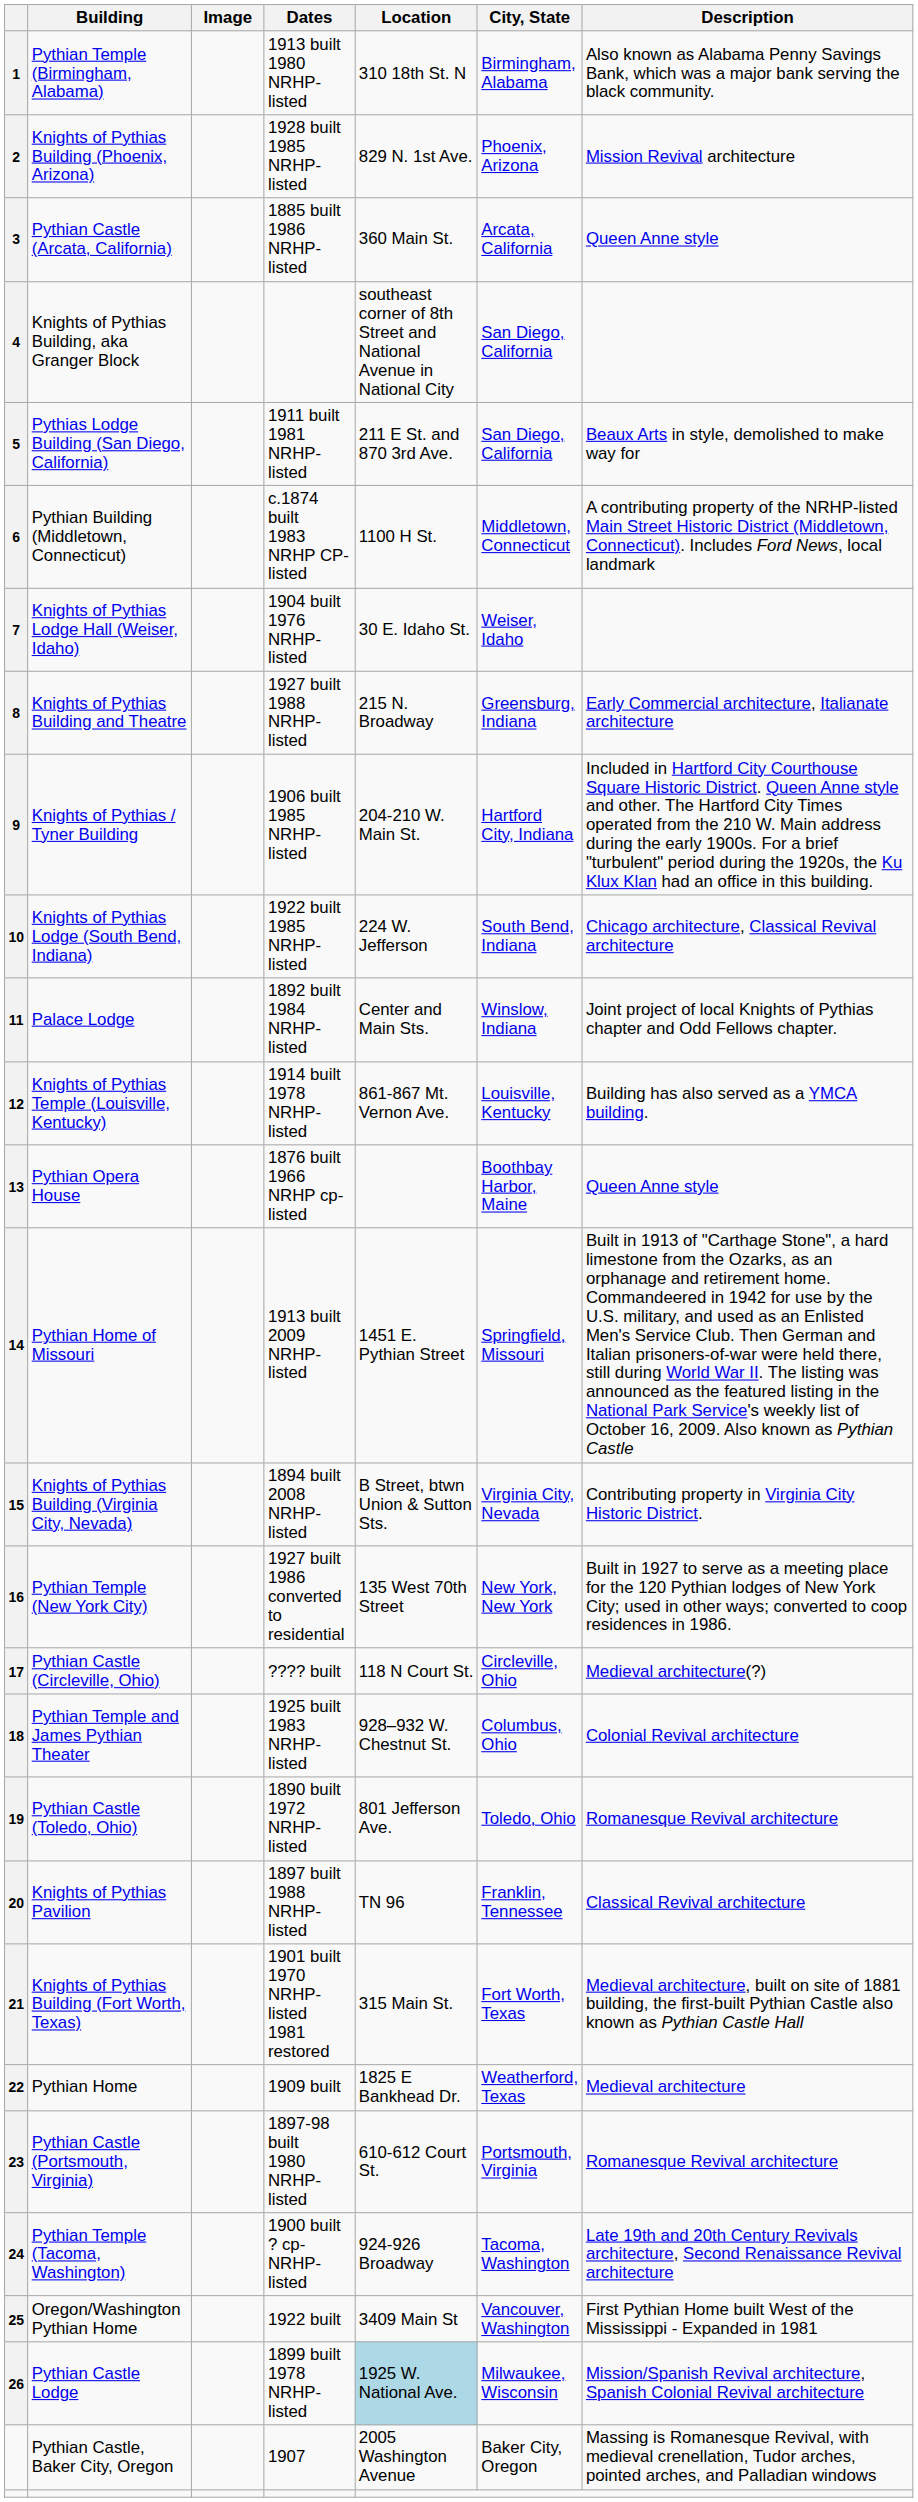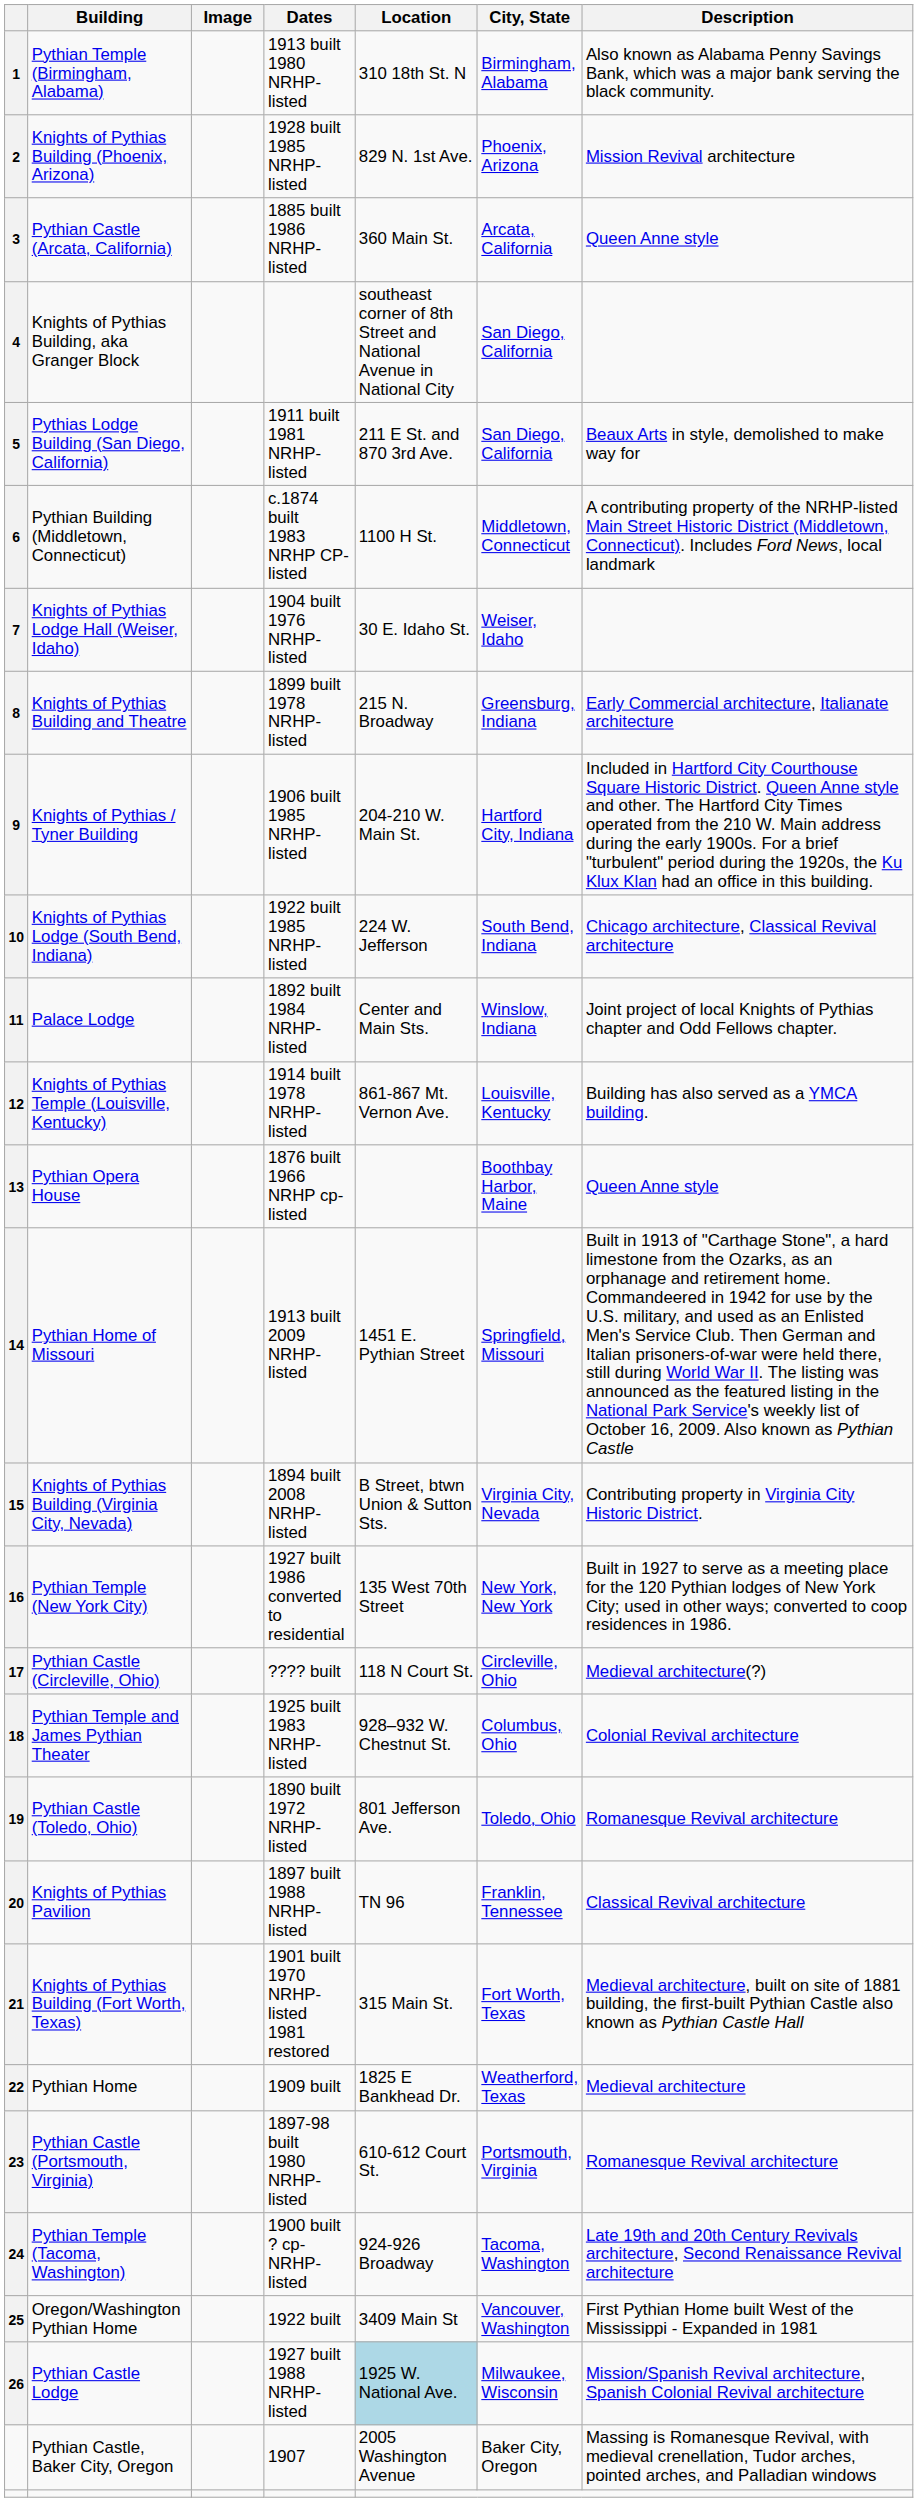(304, 712) 1927 built 1988 NRHP-listed -> (304, 712) 1899 built 1978 NRHP-listed
(304, 2383) 1899 built 1978 NRHP-listed -> (304, 2383) 1927 built 1988 NRHP-listed
